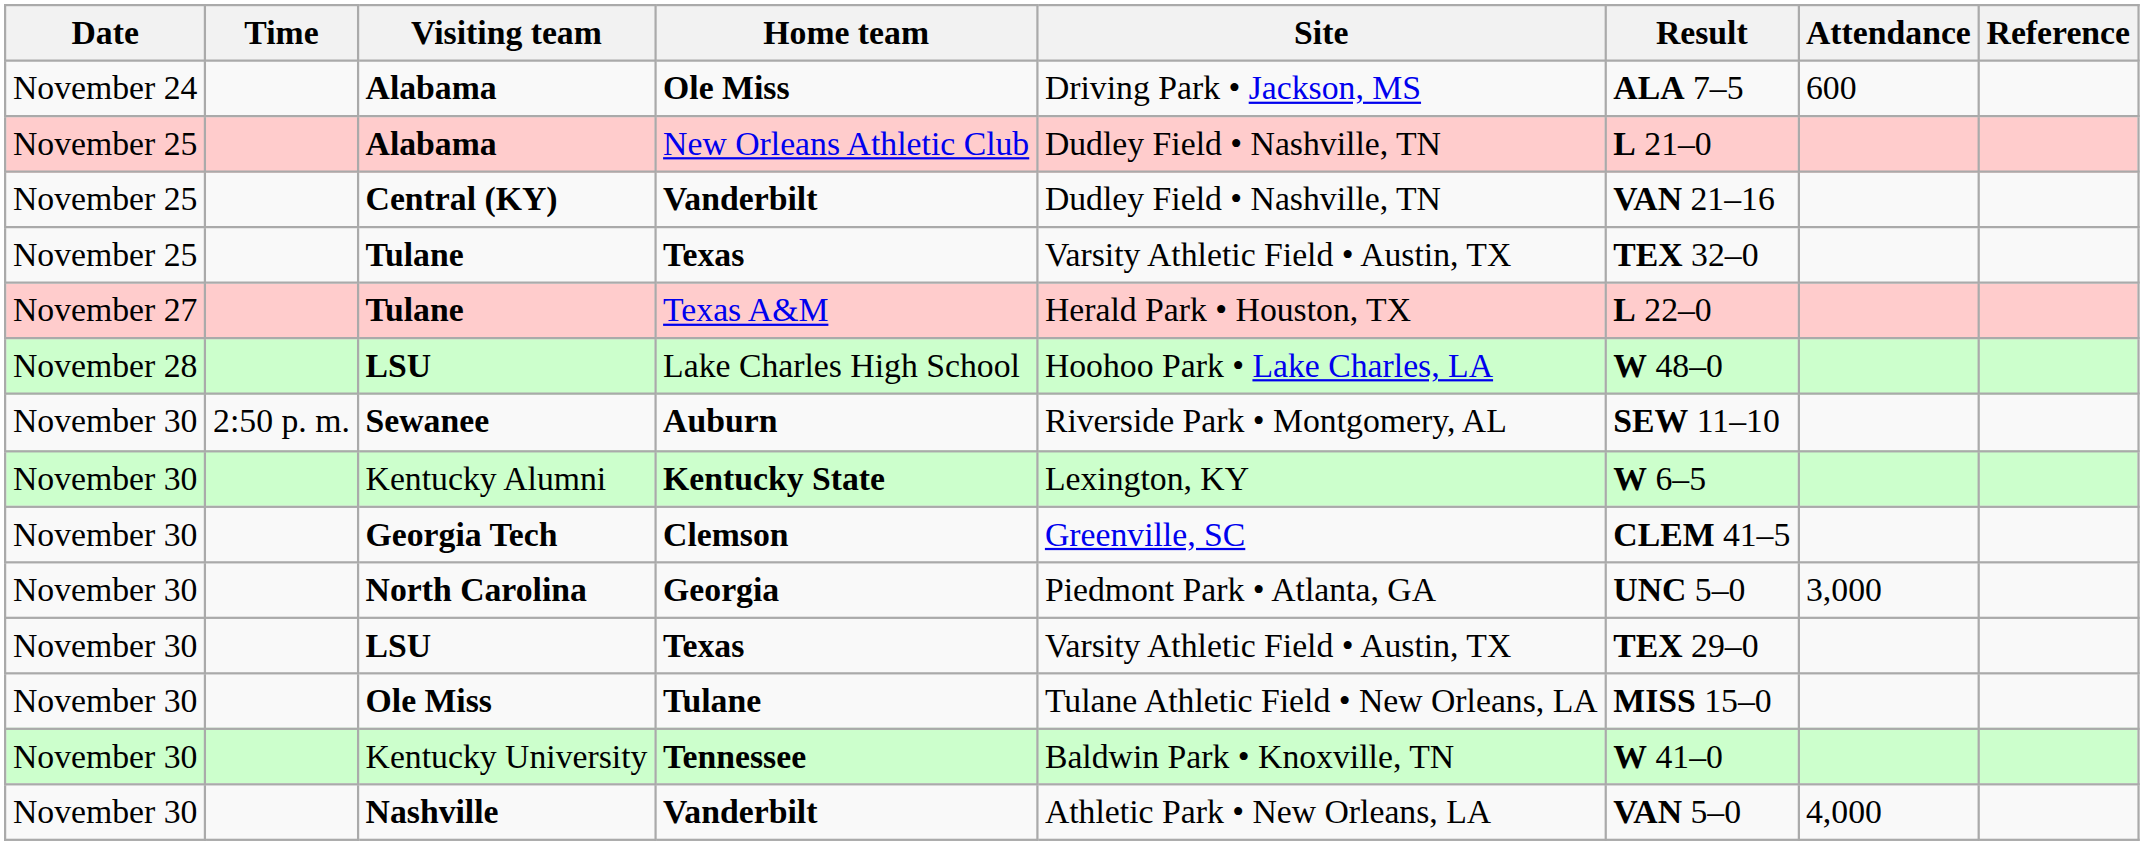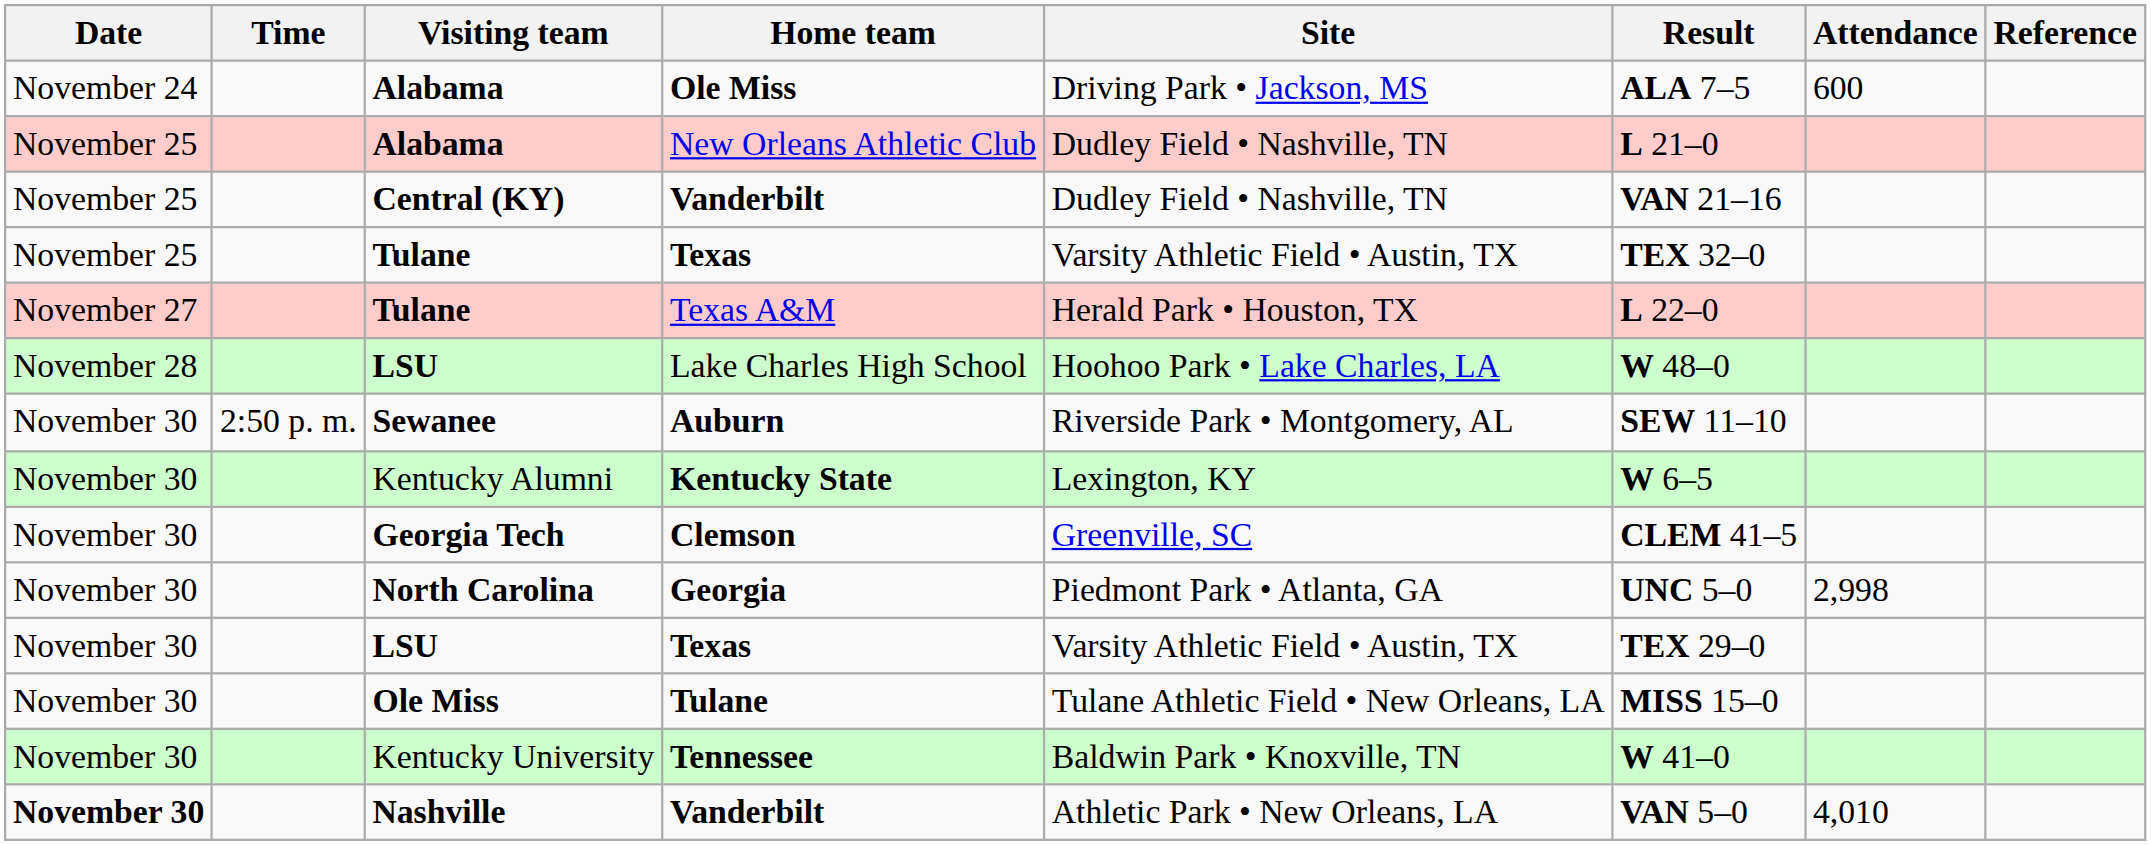(1844, 588) 3,000 -> (1851, 588) 2,998
(105, 811) normal -> (109, 811) bold
(1844, 811) 4,000 -> (1851, 811) 4,010
